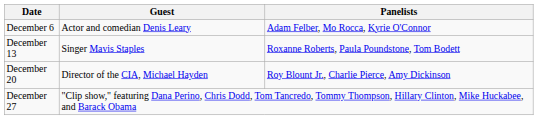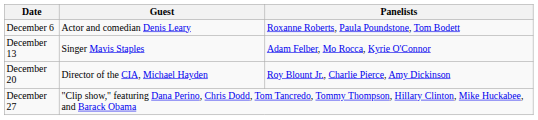(349, 27) Adam Felber, Mo Rocca, Kyrie O'Connor -> (363, 27) Roxanne Roberts, Paula Poundstone, Tom Bodett
(363, 48) Roxanne Roberts, Paula Poundstone, Tom Bodett -> (349, 48) Adam Felber, Mo Rocca, Kyrie O'Connor
